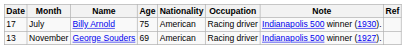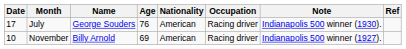(94, 24) Billy Arnold -> (104, 24) George Souders
(144, 24) 75 -> (144, 24) 76
(11, 38) 13 -> (11, 38) 10
(104, 38) George Souders -> (94, 38) Billy Arnold
